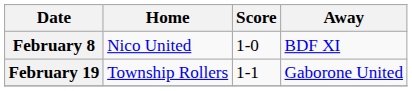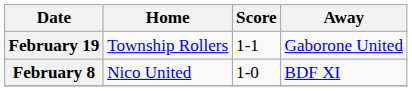rows swapped: (54, 45) <-> (54, 72)
